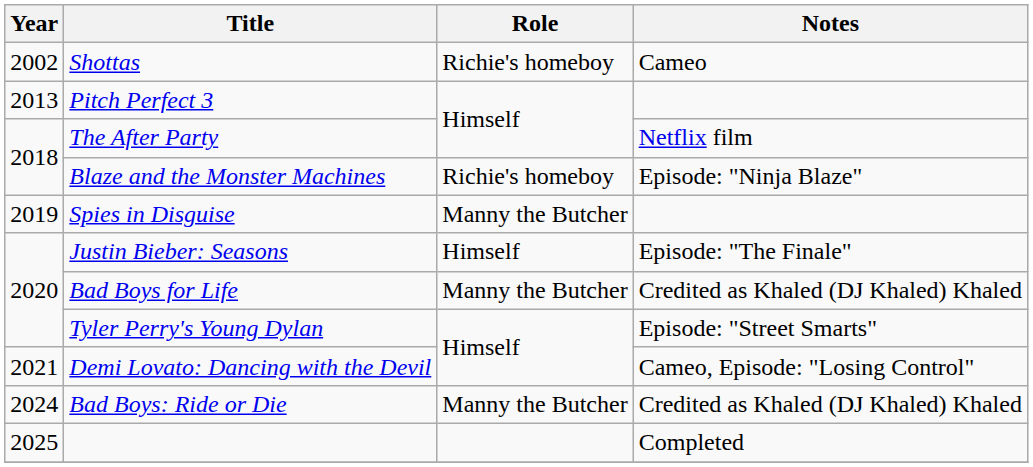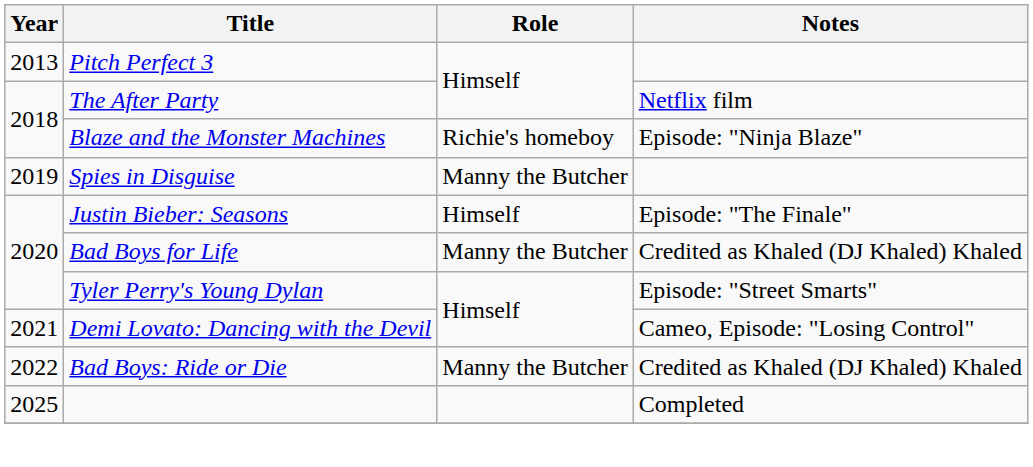- row: (105, 61)
(34, 404) 2024 -> (34, 366) 2022
